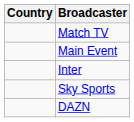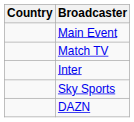rows swapped: (88, 51) <-> (83, 32)
